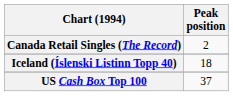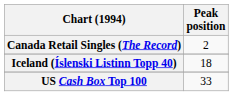(206, 81) 37 -> (206, 81) 33
